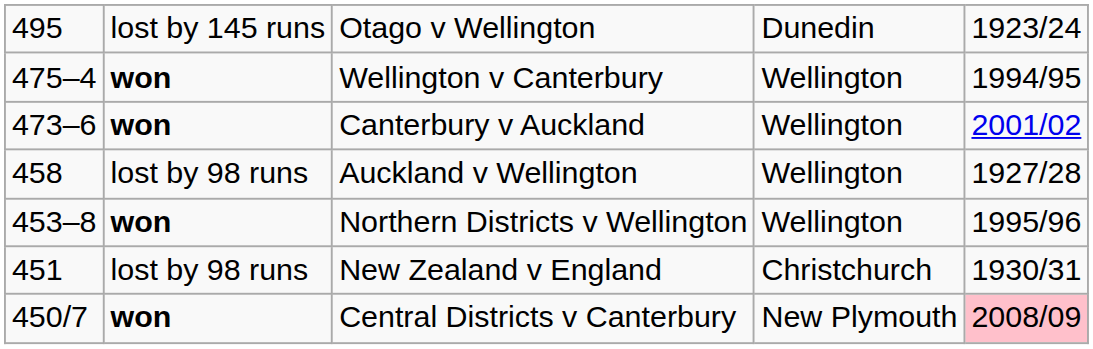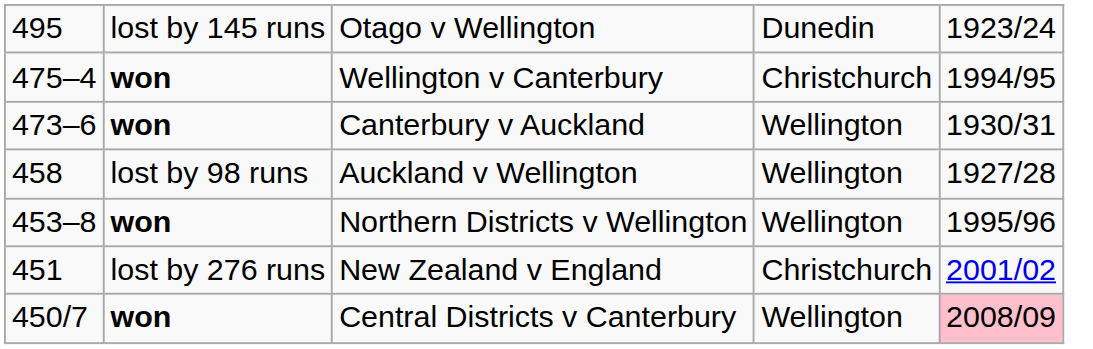(832, 76) Wellington -> (847, 76) Christchurch
(1026, 125) 2001/02 -> (1001, 125) 1930/31
(209, 269) lost by 98 runs -> (218, 269) lost by 276 runs
(1026, 269) 1930/31 -> (1001, 269) 2001/02
(859, 317) New Plymouth -> (832, 317) Wellington
